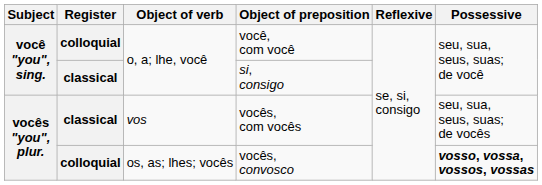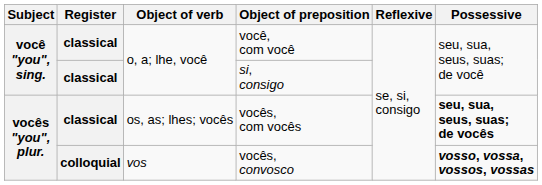(90, 42) colloquial -> (90, 42) classical
(137, 120) vos -> (180, 120) os, as; lhes; vocês
(471, 120) normal -> (474, 120) bold
(180, 162) os, as; lhes; vocês -> (137, 162) vos
